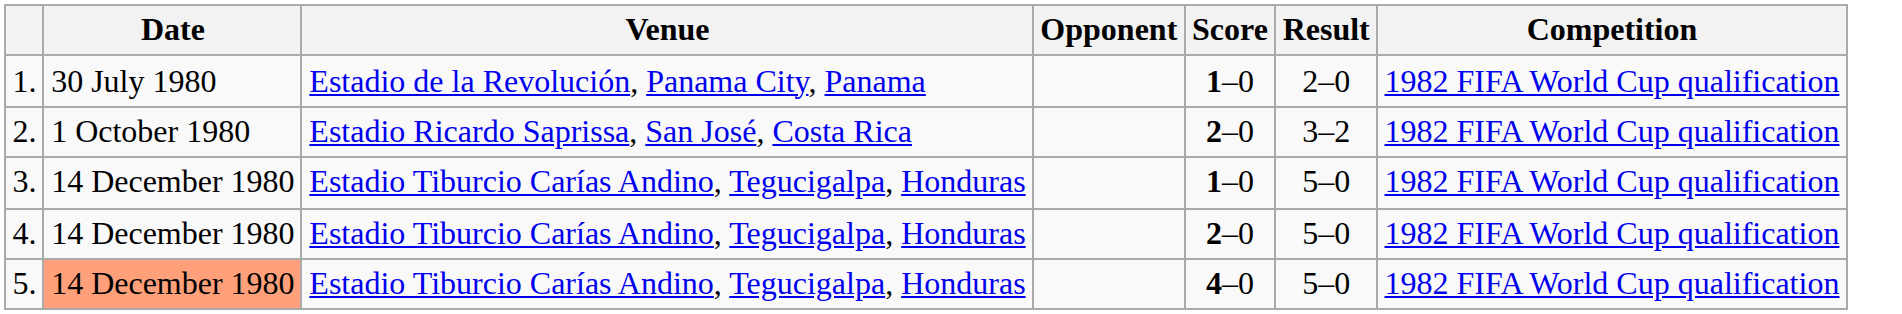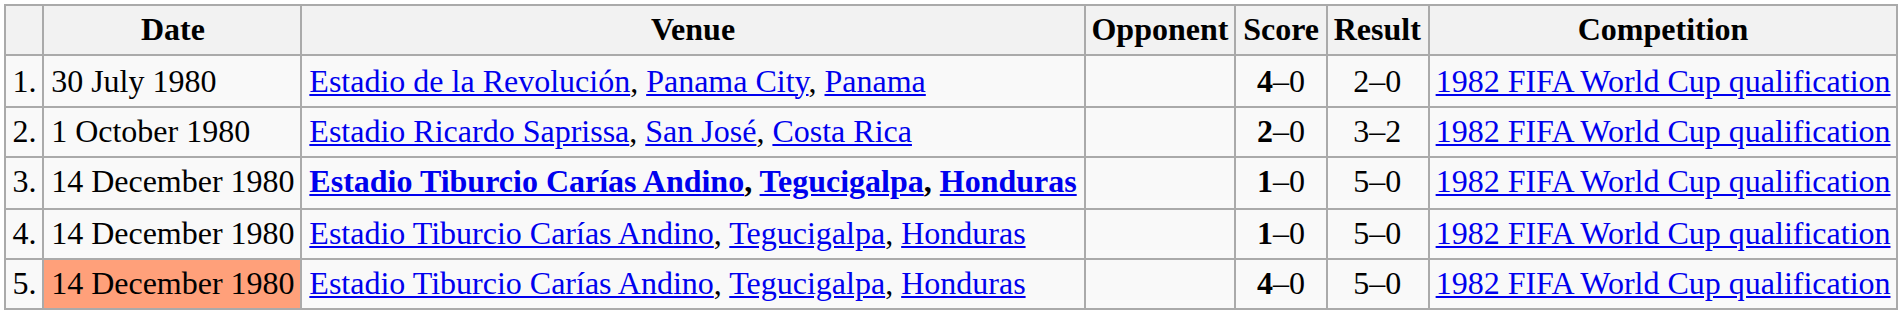(1230, 80) 1–0 -> (1281, 80) 4–0
(667, 182) normal -> (693, 182) bold
(1230, 232) 2–0 -> (1281, 232) 1–0
